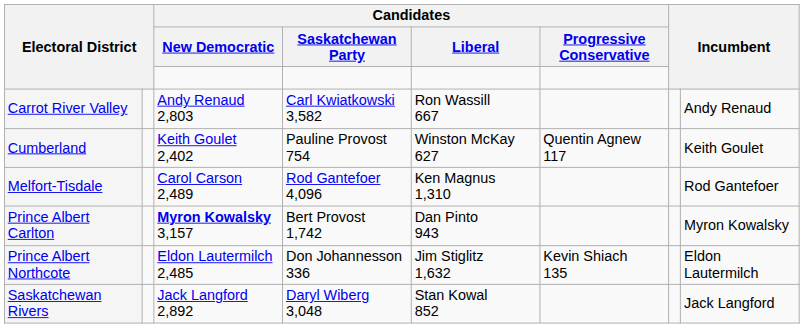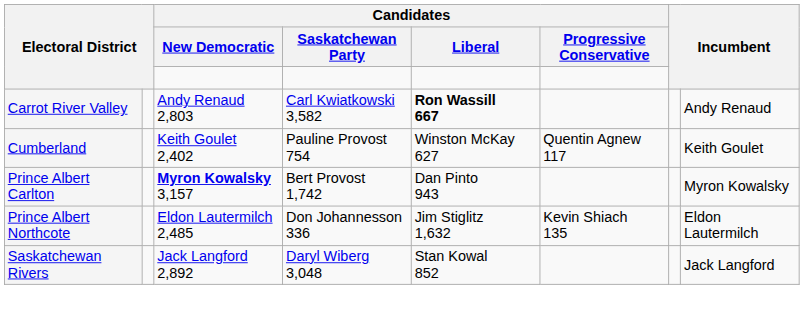(452, 108) normal -> (455, 108) bold
- row: (55, 186)
